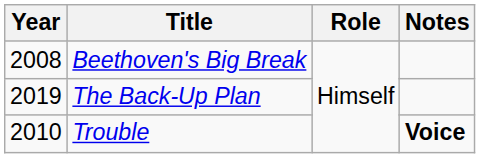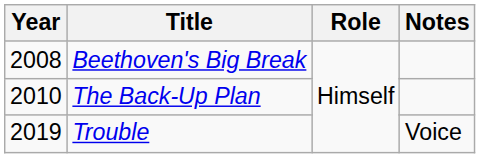(36, 96) 2019 -> (36, 96) 2010
(36, 133) 2010 -> (36, 133) 2019
(435, 133) bold -> (433, 133) normal
